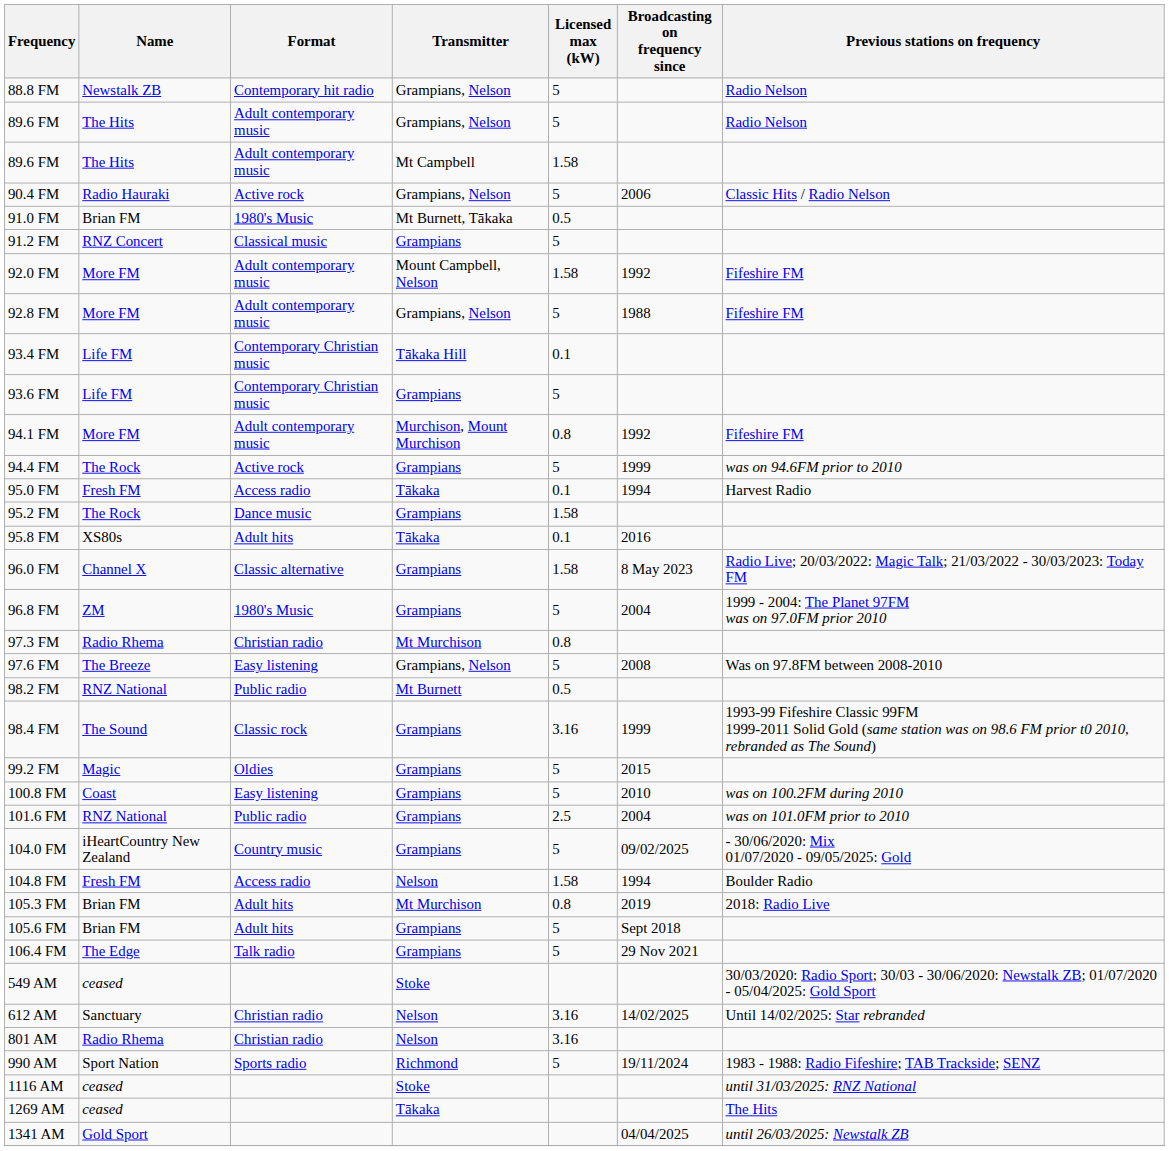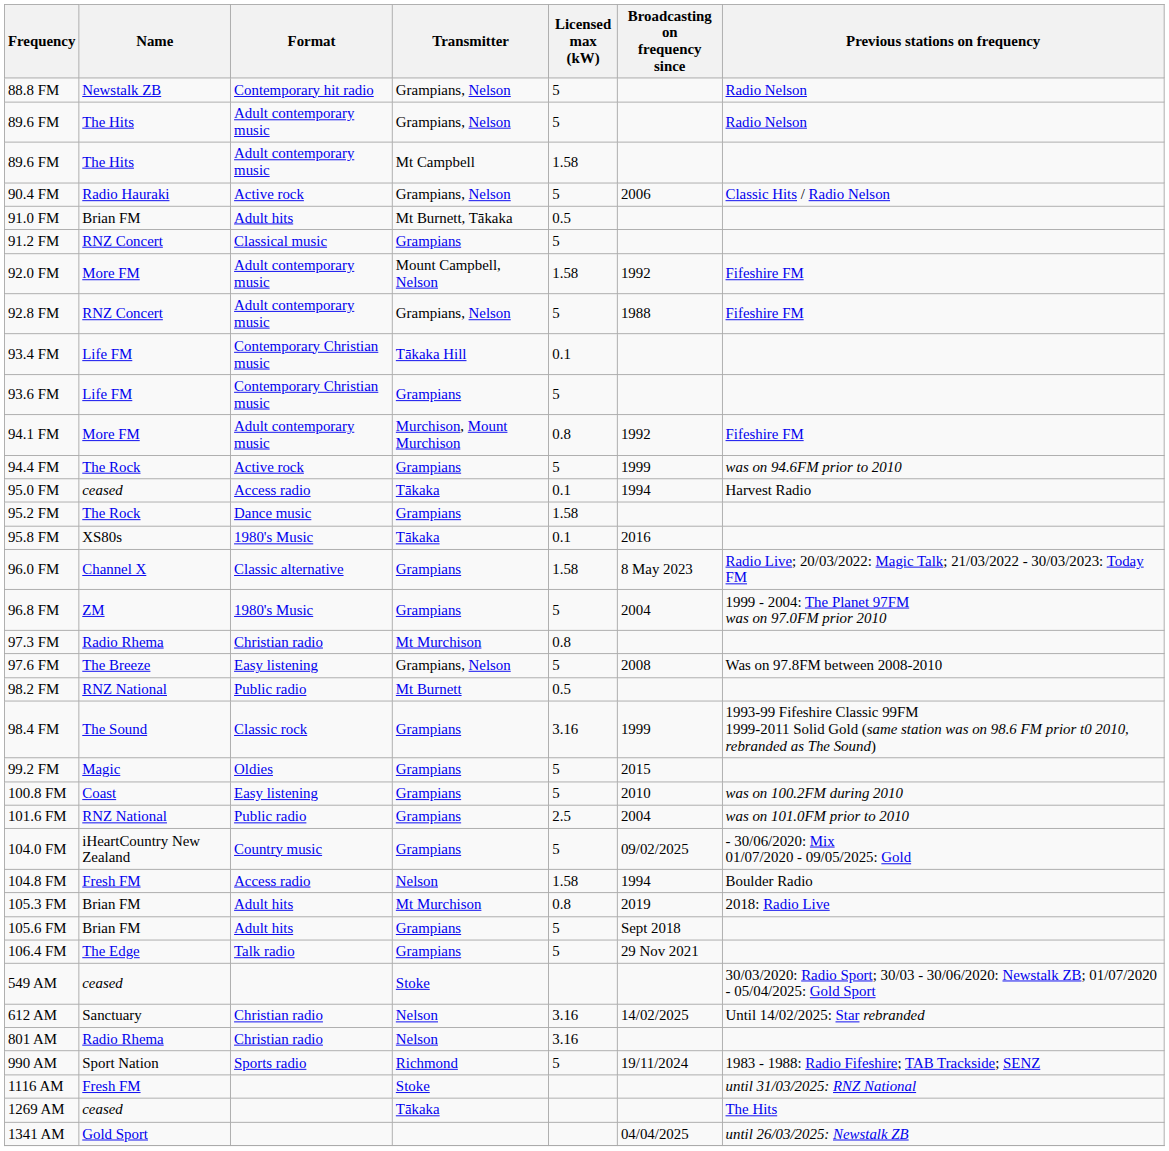(274, 217) 1980's Music -> (264, 217) Adult hits
(111, 313) More FM -> (123, 313) RNZ Concert
(111, 490) Fresh FM -> (103, 490) ceased
(264, 537) Adult hits -> (274, 537) 1980's Music
(103, 1086) ceased -> (111, 1086) Fresh FM
